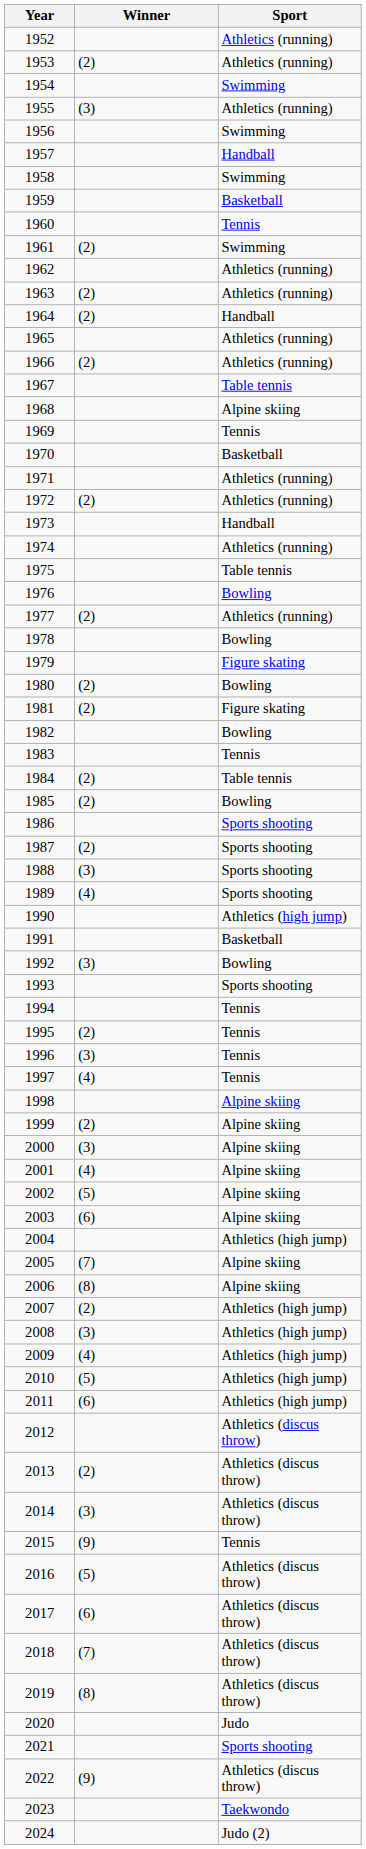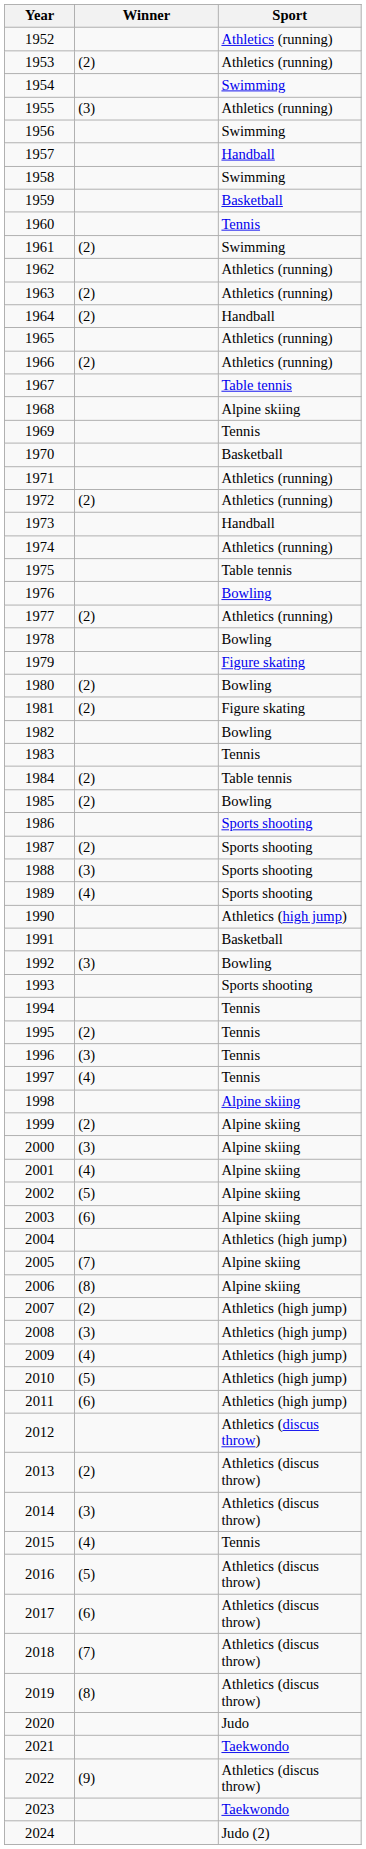(87, 1543) (9) -> (87, 1543) (4)
(267, 1747) Sports shooting -> (255, 1747) Taekwondo
